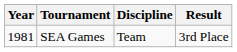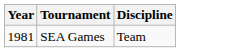- column: (204, 15)
